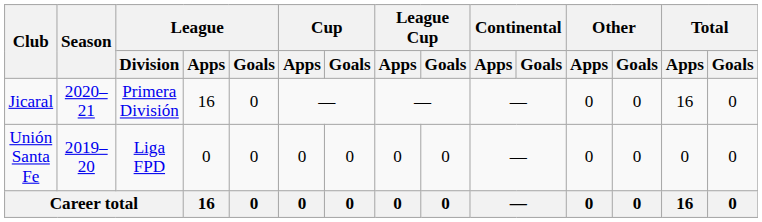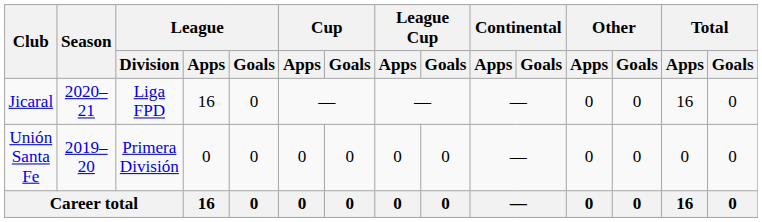(149, 101) Primera División -> (149, 101) Liga FPD
(149, 157) Liga FPD -> (149, 157) Primera División
